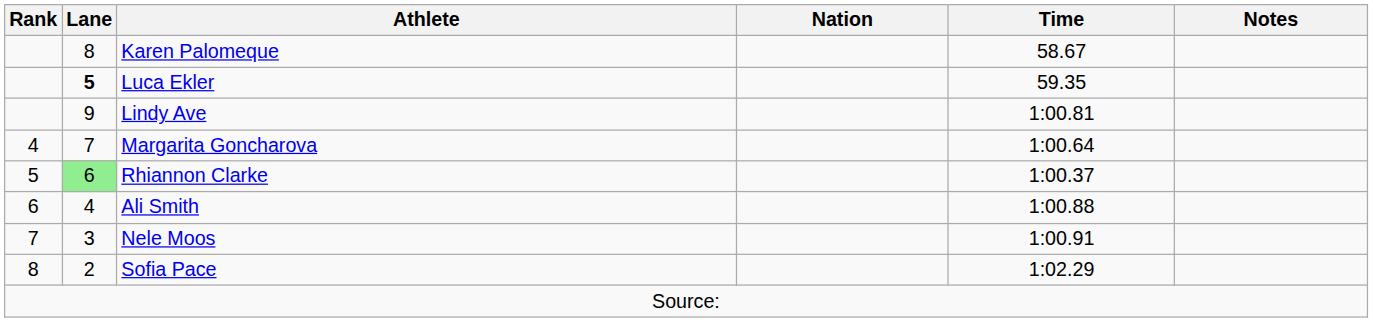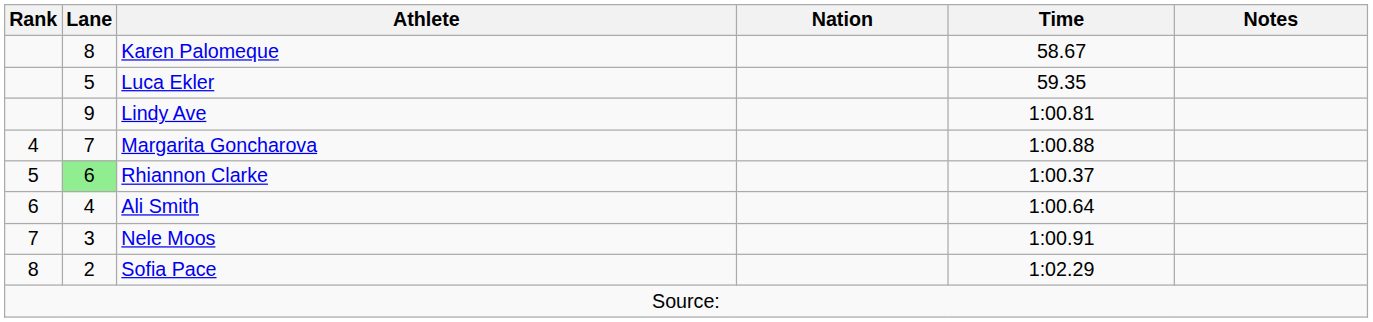(89, 82) bold -> (89, 82) normal
(1062, 144) 1:00.64 -> (1062, 144) 1:00.88
(1062, 207) 1:00.88 -> (1062, 207) 1:00.64
